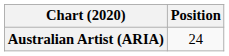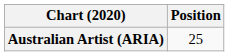(196, 39) 24 -> (196, 39) 25
